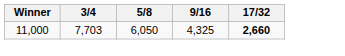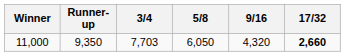+ column: (88, 19)
(200, 30) 4,325 -> (256, 42) 4,320
